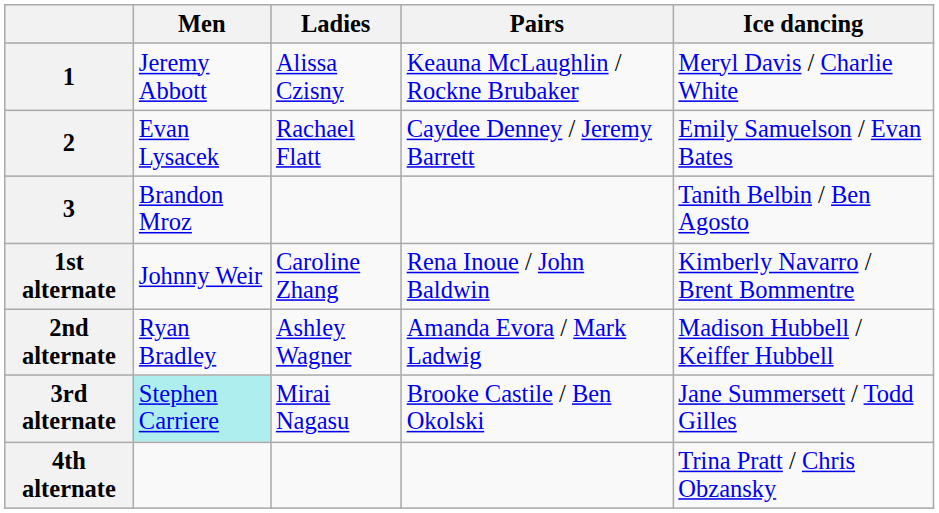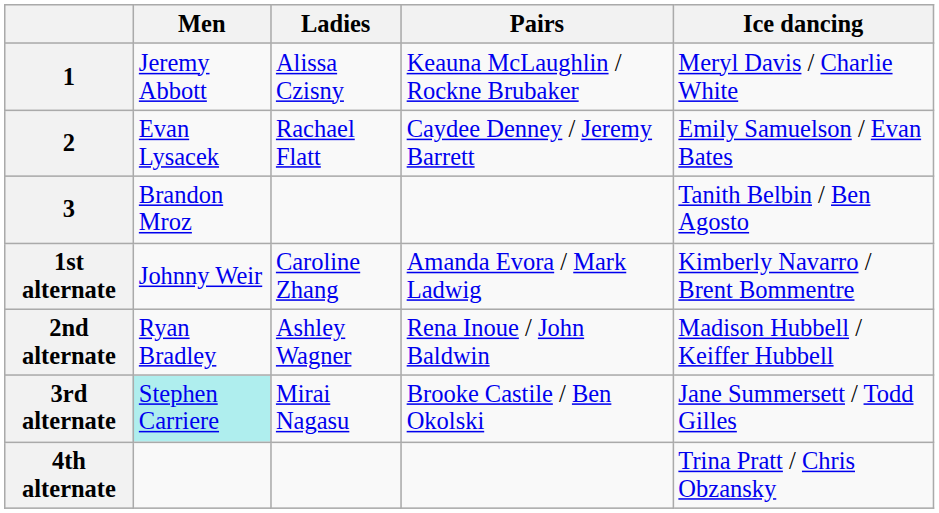(495, 275) Rena Inoue / John Baldwin -> (516, 275) Amanda Evora / Mark Ladwig
(516, 341) Amanda Evora / Mark Ladwig -> (495, 341) Rena Inoue / John Baldwin
